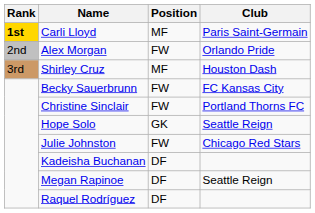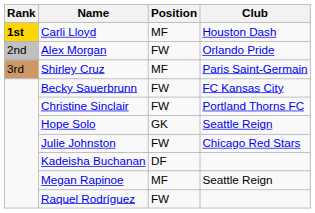(255, 32) Paris Saint-Germain -> (239, 32) Houston Dash
(239, 69) Houston Dash -> (255, 69) Paris Saint-Germain
(159, 180) DF -> (159, 180) MF
(159, 198) DF -> (160, 198) FW
